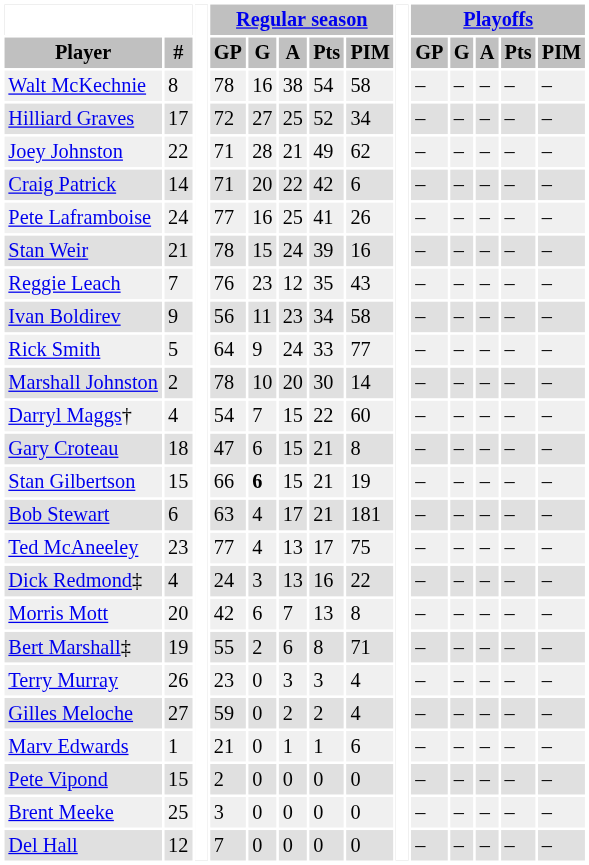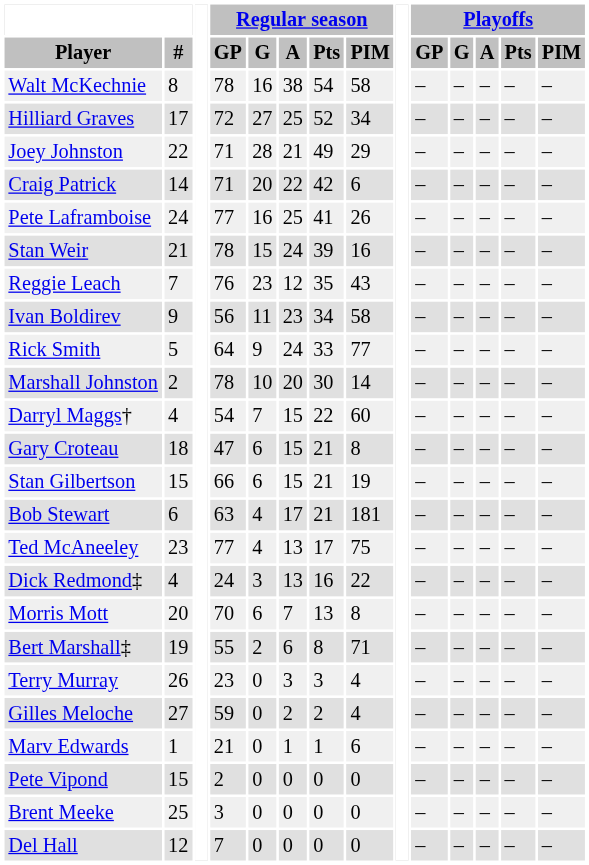(361, 151) 62 -> (361, 151) 29
(257, 481) bold -> (257, 481) normal
(224, 614) 42 -> (224, 614) 70
